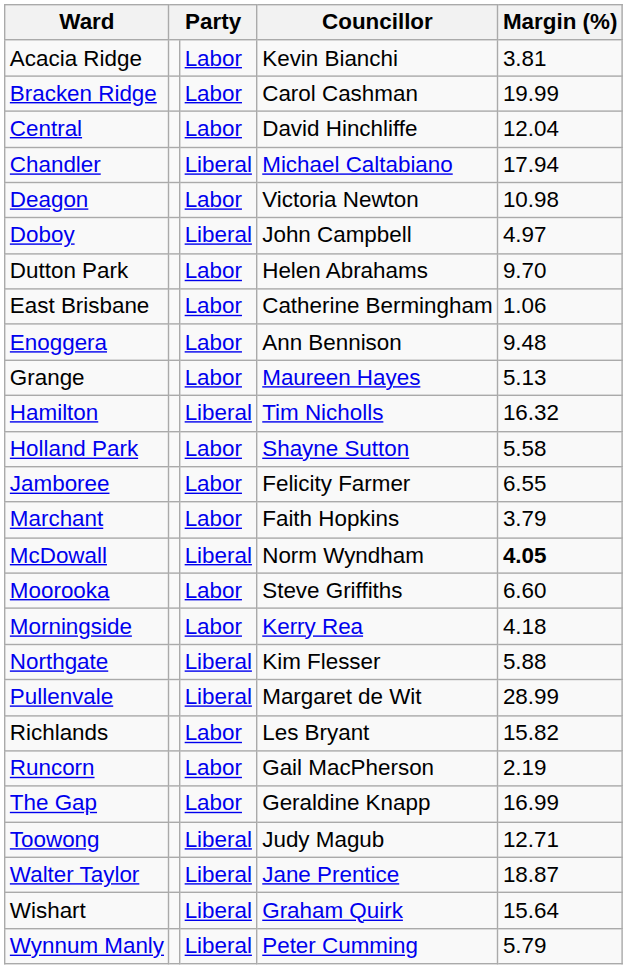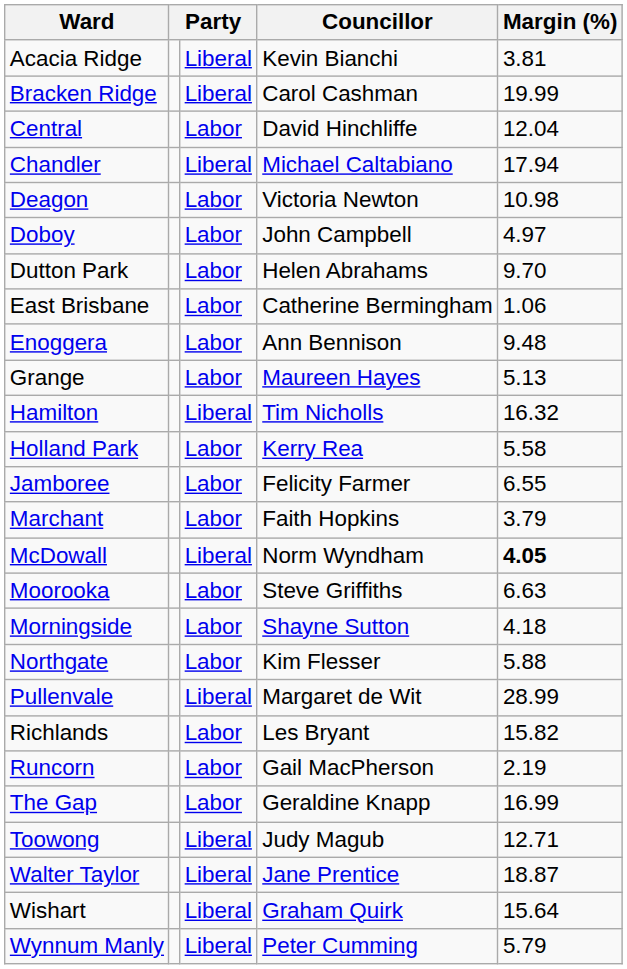(213, 57) Labor -> (218, 57) Liberal
(213, 93) Labor -> (218, 93) Liberal
(218, 235) Liberal -> (213, 235) Labor
(336, 448) Shayne Sutton -> (313, 448) Kerry Rea
(525, 590) 6.60 -> (525, 590) 6.63
(313, 626) Kerry Rea -> (336, 626) Shayne Sutton
(218, 661) Liberal -> (213, 661) Labor
